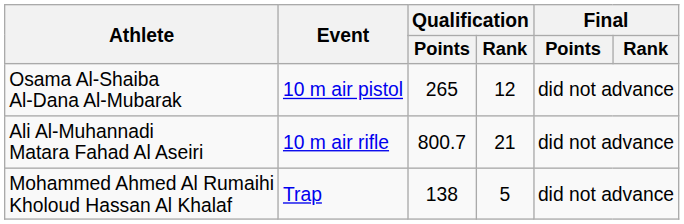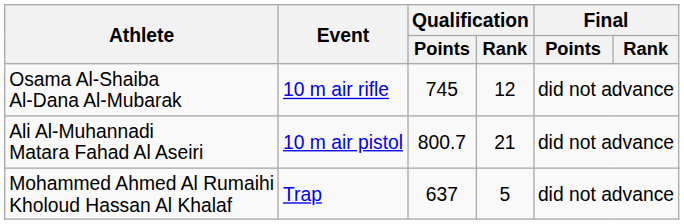(343, 90) 10 m air pistol -> (336, 90) 10 m air rifle
(442, 90) 265 -> (442, 90) 745
(336, 142) 10 m air rifle -> (343, 142) 10 m air pistol
(442, 194) 138 -> (442, 194) 637
